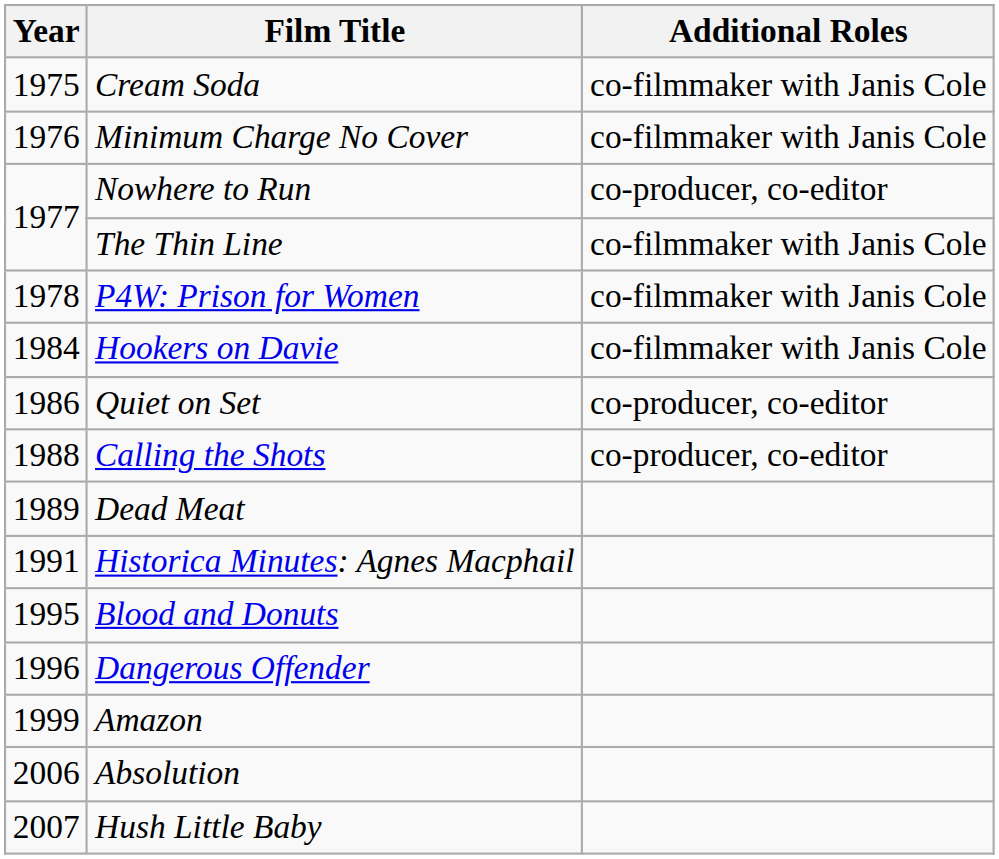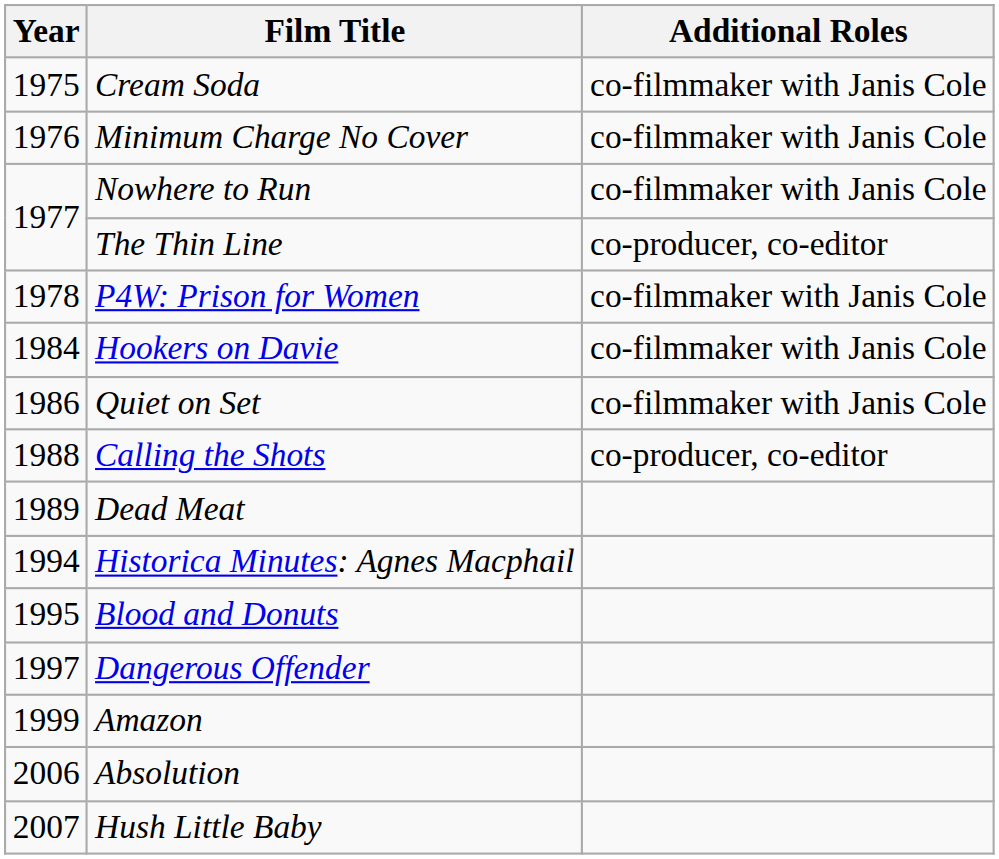(739, 190) co-producer, co-editor -> (788, 190) co-filmmaker with Janis Cole
(788, 243) co-filmmaker with Janis Cole -> (739, 243) co-producer, co-editor
(739, 402) co-producer, co-editor -> (788, 402) co-filmmaker with Janis Cole
(46, 561) 1991 -> (46, 561) 1994
(46, 667) 1996 -> (46, 667) 1997
